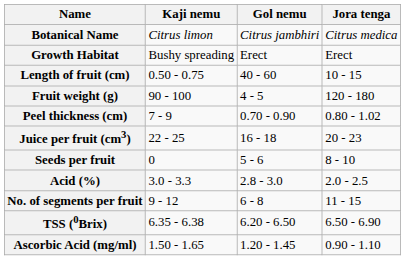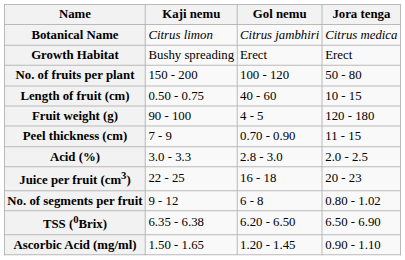+ row: (75, 75)
(353, 116) 0.80 - 1.02 -> (343, 136) 11 - 15
rows swapped: (75, 138) <-> (75, 180)
- row: (75, 160)
(343, 200) 11 - 15 -> (353, 200) 0.80 - 1.02
